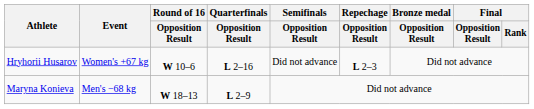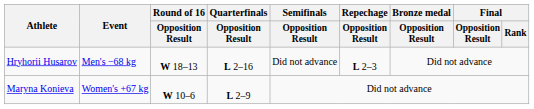(115, 61) Women's +67 kg -> (109, 61) Men's −68 kg
(179, 67) W 10–6 -> (179, 67) W 18–13
(109, 89) Men's −68 kg -> (115, 89) Women's +67 kg
(179, 95) W 18–13 -> (179, 95) W 10–6
